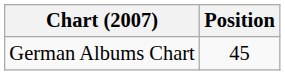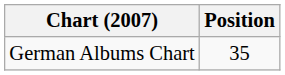(240, 53) 45 -> (240, 53) 35
